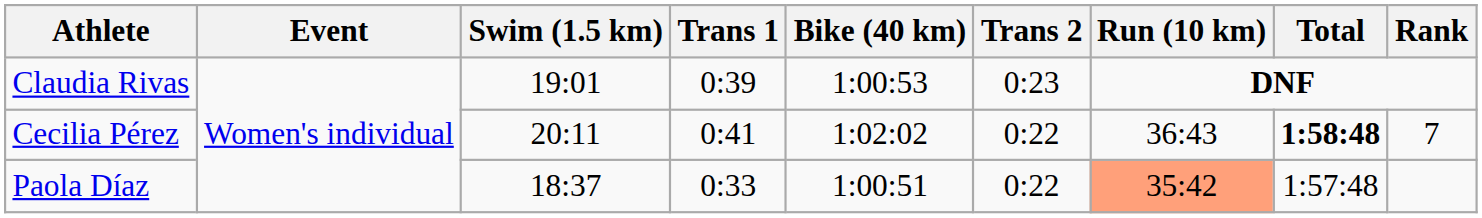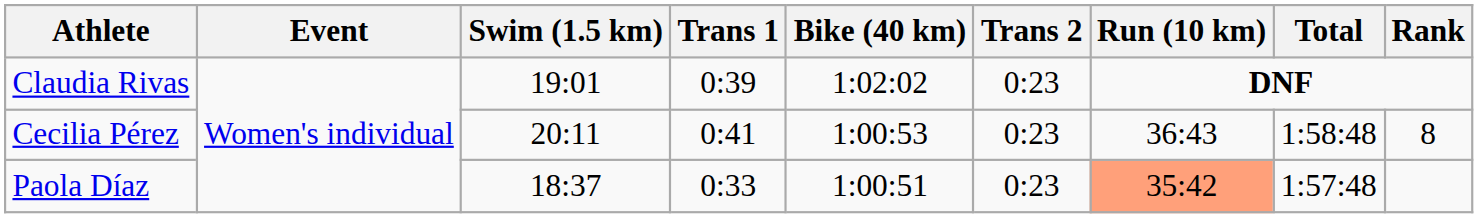(880, 82) 1:00:53 -> (880, 82) 1:02:02
(880, 134) 1:02:02 -> (880, 134) 1:00:53
(1032, 134) 0:22 -> (1032, 134) 0:23
(1331, 134) bold -> (1329, 134) normal
(1432, 134) 7 -> (1428, 134) 8
(1032, 186) 0:22 -> (1032, 186) 0:23
